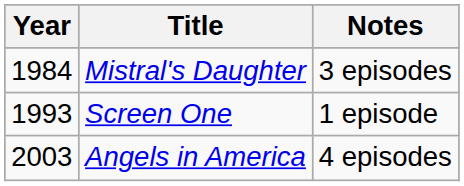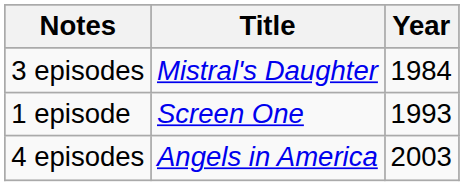columns swapped: (42, 26) <-> (385, 26)
